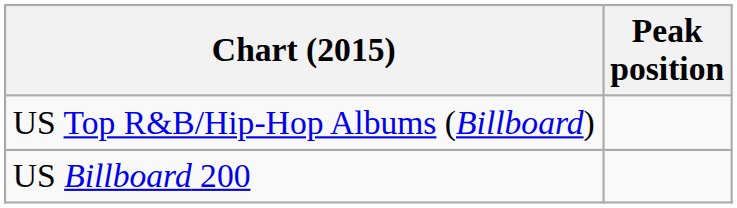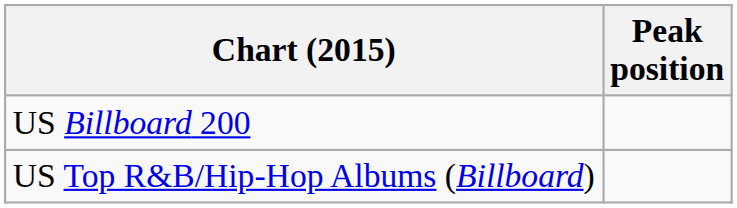rows swapped: (132, 175) <-> (304, 122)
